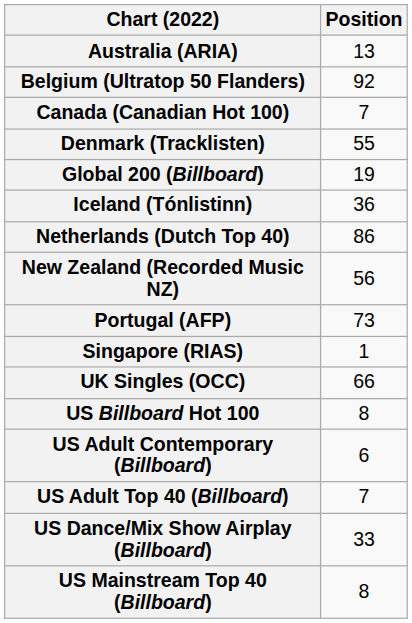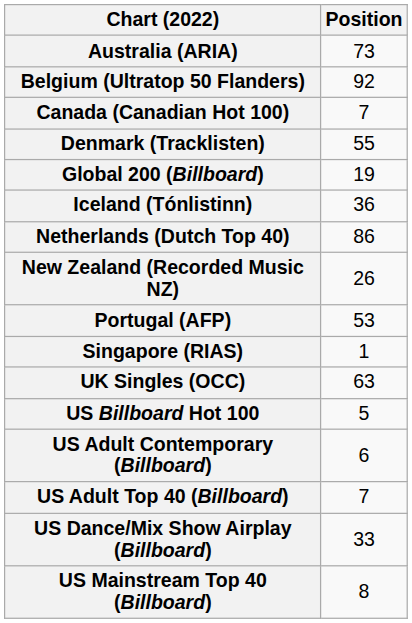(364, 50) 13 -> (364, 50) 73
(364, 278) 56 -> (364, 278) 26
(364, 320) 73 -> (364, 320) 53
(364, 382) 66 -> (364, 382) 63
(364, 413) 8 -> (364, 413) 5
